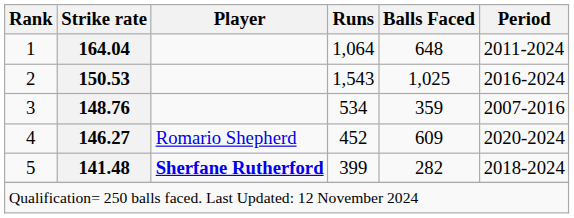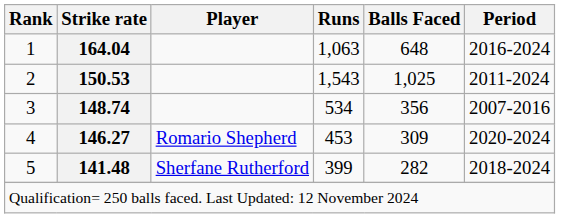(353, 49) 1,064 -> (339, 49) 1,063
(524, 49) 2011-2024 -> (510, 49) 2016-2024
(524, 78) 2016-2024 -> (509, 78) 2011-2024
(104, 108) 148.76 -> (104, 108) 148.74
(429, 108) 359 -> (414, 108) 356
(353, 138) 452 -> (339, 138) 453
(429, 138) 609 -> (414, 138) 309
(240, 167) bold -> (232, 167) normal
